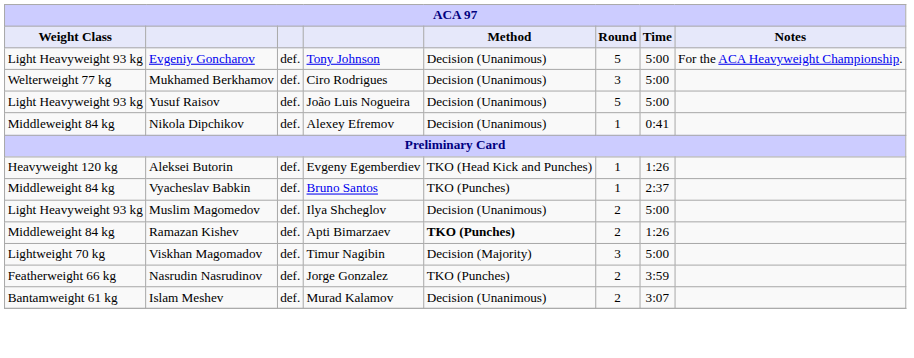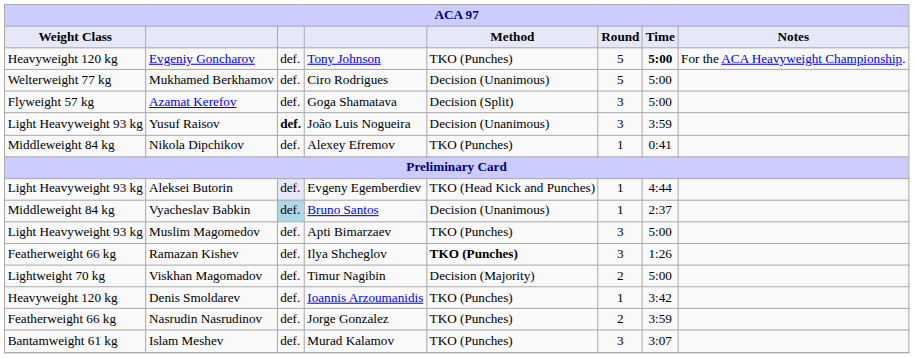(75, 58) Light Heavyweight 93 kg -> (63, 58) Heavyweight 120 kg
(487, 58) Decision (Unanimous) -> (471, 58) TKO (Punches)
(657, 58) normal -> (660, 58) bold
(617, 80) 3 -> (620, 80) 5
+ row: (193, 102)
(290, 102) normal -> (291, 123) bold
(617, 102) 5 -> (620, 123) 3
(657, 102) 5:00 -> (660, 123) 3:59
(487, 123) Decision (Unanimous) -> (471, 145) TKO (Punches)
(63, 167) Heavyweight 120 kg -> (75, 188) Light Heavyweight 93 kg
(290, 167) no background -> (290, 188) lavender background
(657, 167) 1:26 -> (660, 188) 4:44
(290, 188) no background -> (290, 210) lightblue background
(468, 188) TKO (Punches) -> (489, 210) Decision (Unanimous)
(346, 210) Ilya Shcheglov -> (349, 232) Apti Bimarzaev
(487, 210) Decision (Unanimous) -> (471, 232) TKO (Punches)
(617, 210) 2 -> (620, 232) 3
(61, 232) Middleweight 84 kg -> (62, 254) Featherweight 66 kg
(348, 232) Apti Bimarzaev -> (347, 254) Ilya Shcheglov
(617, 232) 2 -> (620, 254) 3
(617, 254) 3 -> (620, 275) 2
+ row: (195, 297)
(487, 297) Decision (Unanimous) -> (471, 341) TKO (Punches)
(617, 297) 2 -> (620, 341) 3
